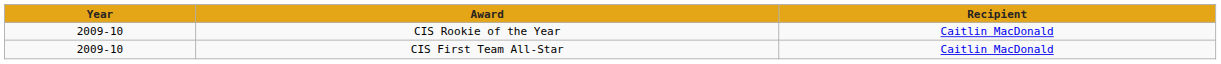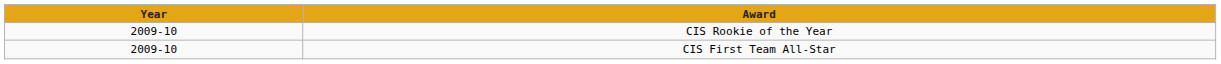- column: (997, 13)
